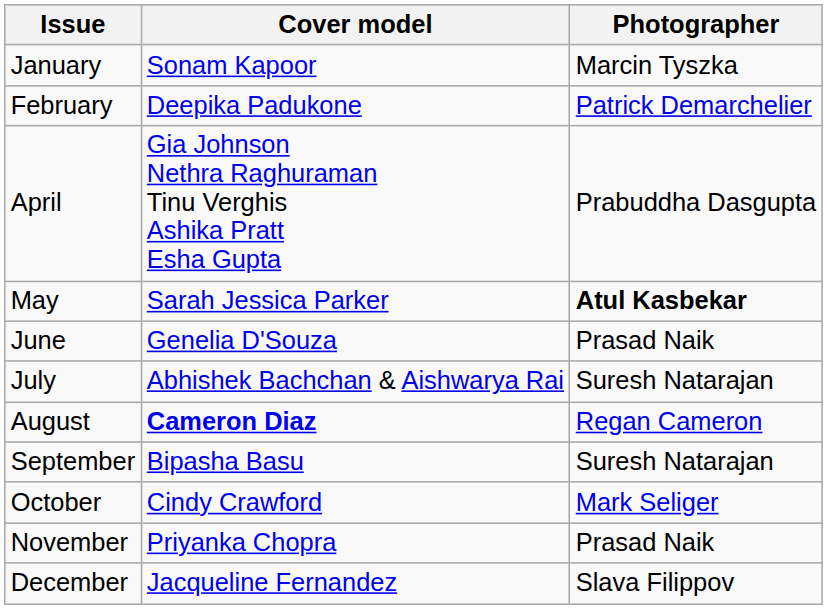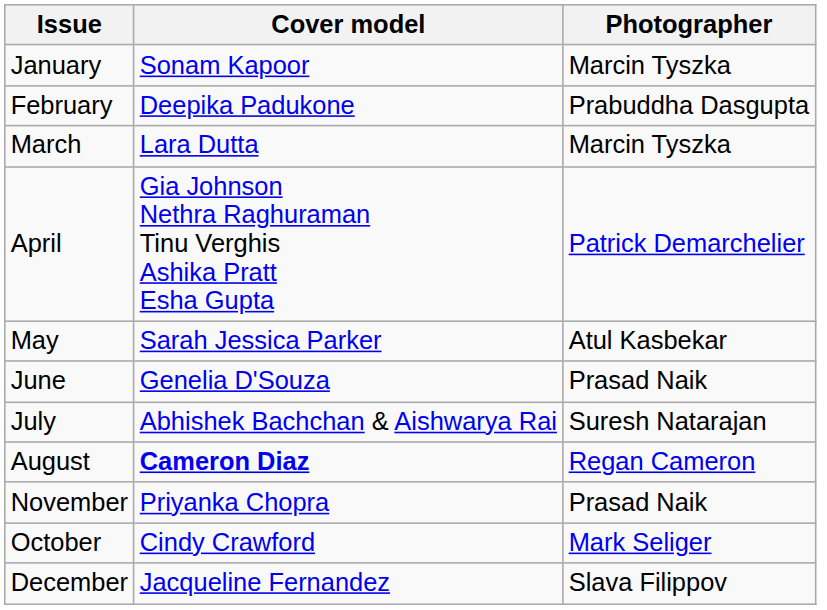(694, 105) Patrick Demarchelier -> (689, 105) Prabuddha Dasgupta
+ row: (46, 145)
(696, 202) Prabuddha Dasgupta -> (687, 243) Patrick Demarchelier
(661, 300) bold -> (648, 340) normal
- row: (73, 461)
rows swapped: (56, 502) <-> (69, 542)
